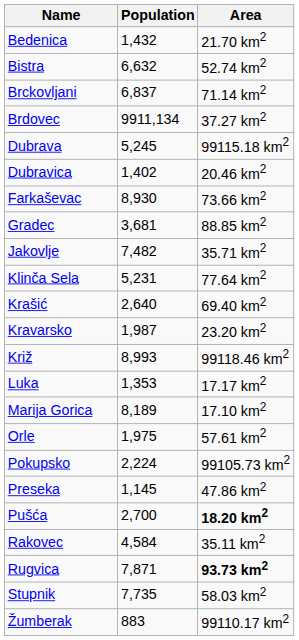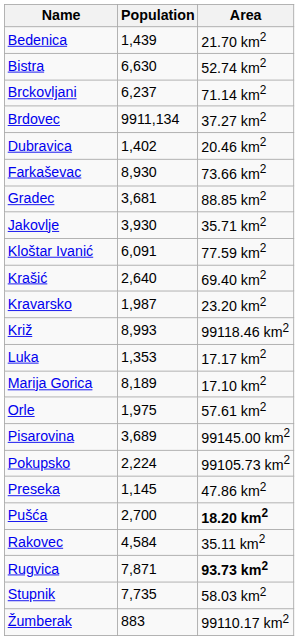(139, 40) 1,432 -> (139, 40) 1,439
(139, 66) 6,632 -> (139, 66) 6,630
(139, 93) 6,837 -> (139, 93) 6,237
- row: (35, 146)
(139, 251) 7,482 -> (139, 225) 3,930
- row: (43, 278)
+ row: (50, 251)
+ row: (41, 436)
